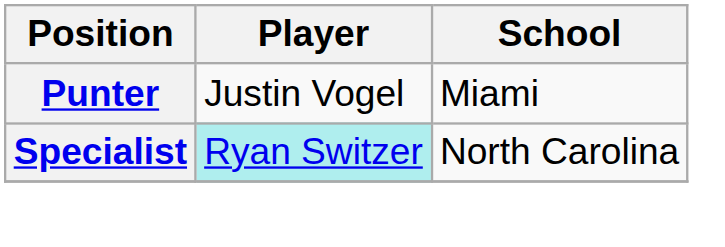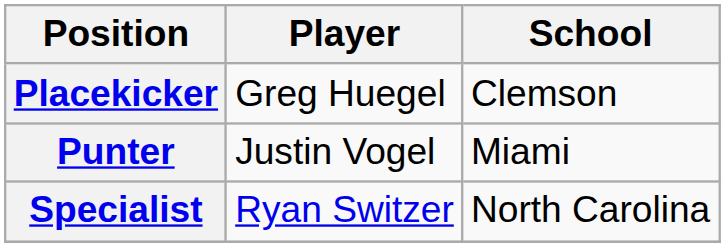+ row: (116, 92)
(313, 151) paleturquoise background -> (344, 210) no background
